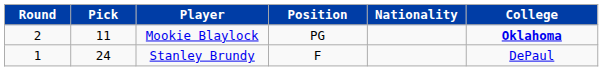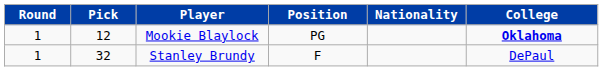(37, 35) 2 -> (37, 35) 1
(103, 35) 11 -> (103, 35) 12
(103, 55) 24 -> (103, 55) 32
